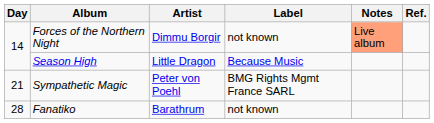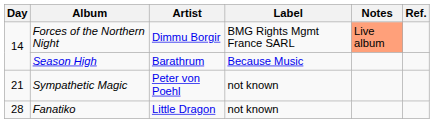(253, 37) not known -> (273, 37) BMG Rights Mgmt France SARL
(184, 61) Little Dragon -> (178, 61) Barathrum
(273, 85) BMG Rights Mgmt France SARL -> (253, 85) not known
(178, 109) Barathrum -> (184, 109) Little Dragon
